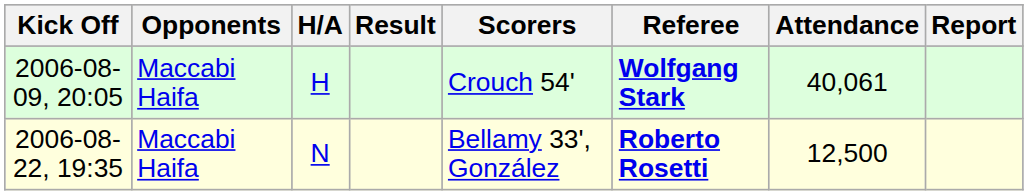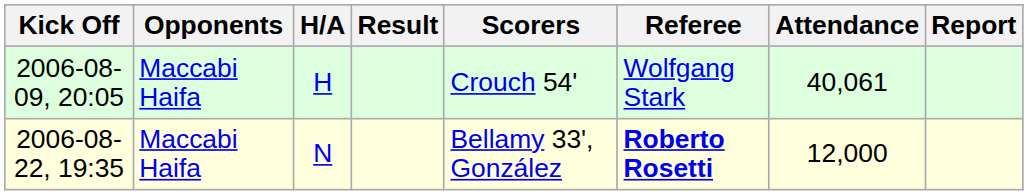(679, 82) bold -> (679, 82) normal
(847, 153) 12,500 -> (847, 153) 12,000
